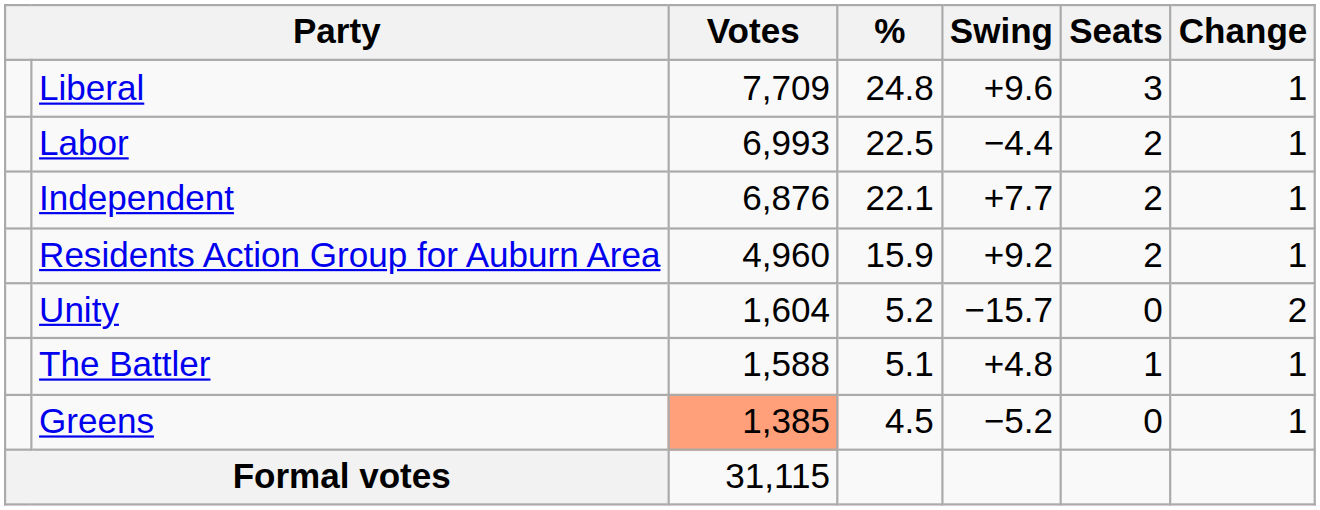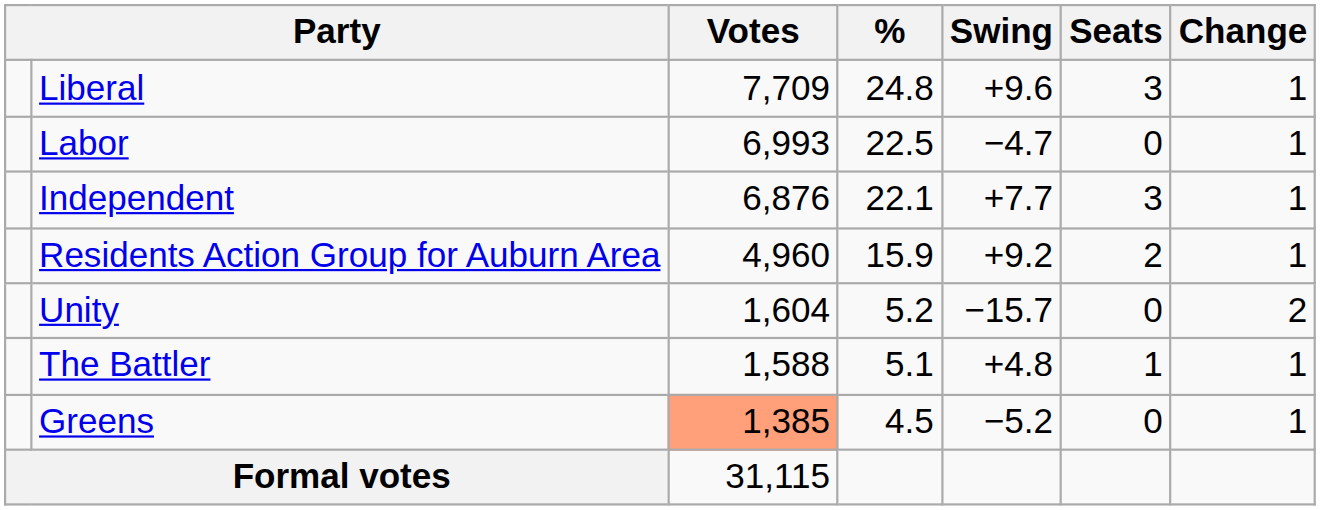(1018, 143) −4.4 -> (1018, 143) −4.7
(1153, 143) 2 -> (1153, 143) 0
(1153, 198) 2 -> (1153, 198) 3
